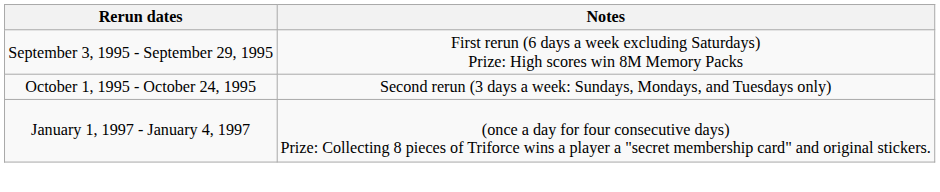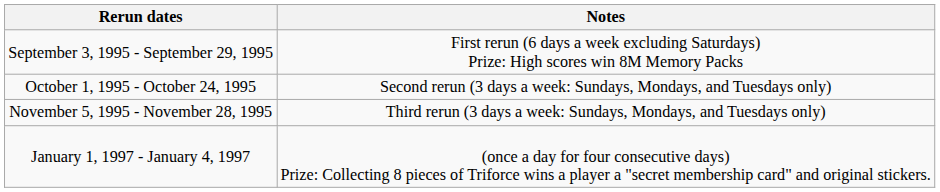+ row: (141, 112)
